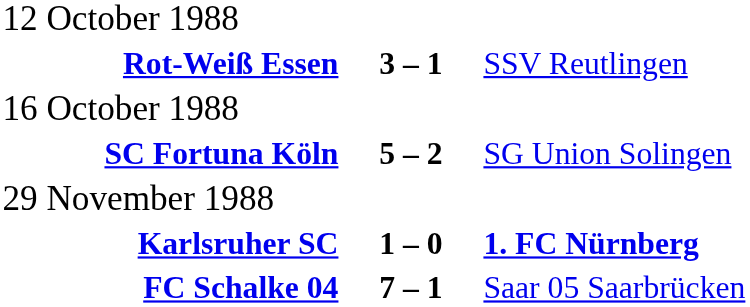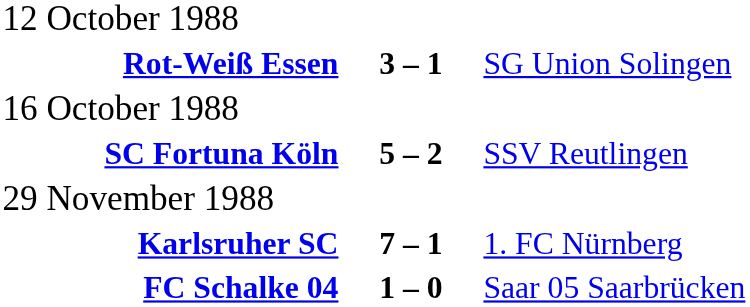(586, 63) SSV Reutlingen -> (607, 63) SG Union Solingen
(607, 153) SG Union Solingen -> (586, 153) SSV Reutlingen
(411, 243) 1 – 0 -> (411, 243) 7 – 1
(591, 243) bold -> (583, 243) normal
(411, 287) 7 – 1 -> (411, 287) 1 – 0
